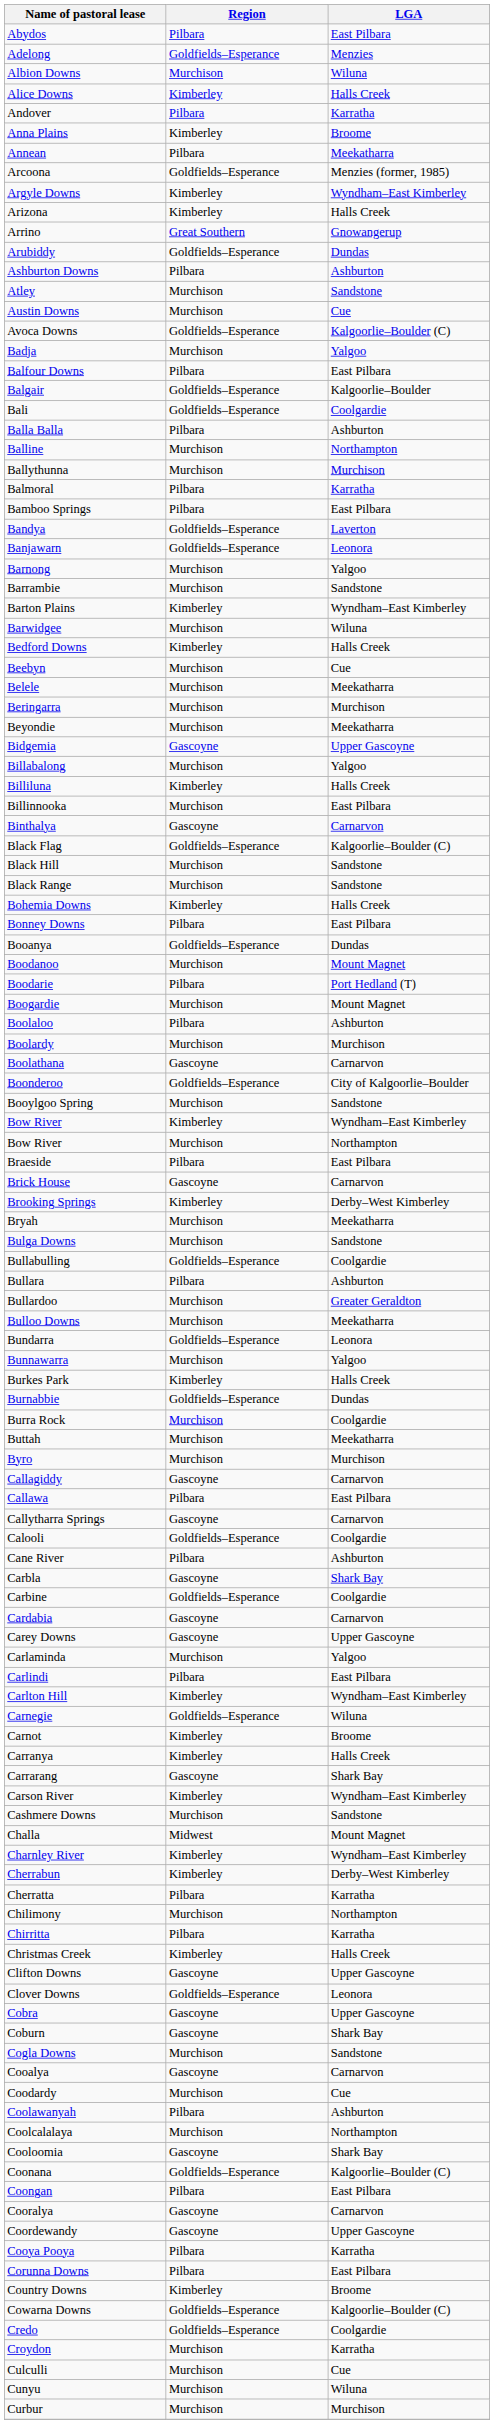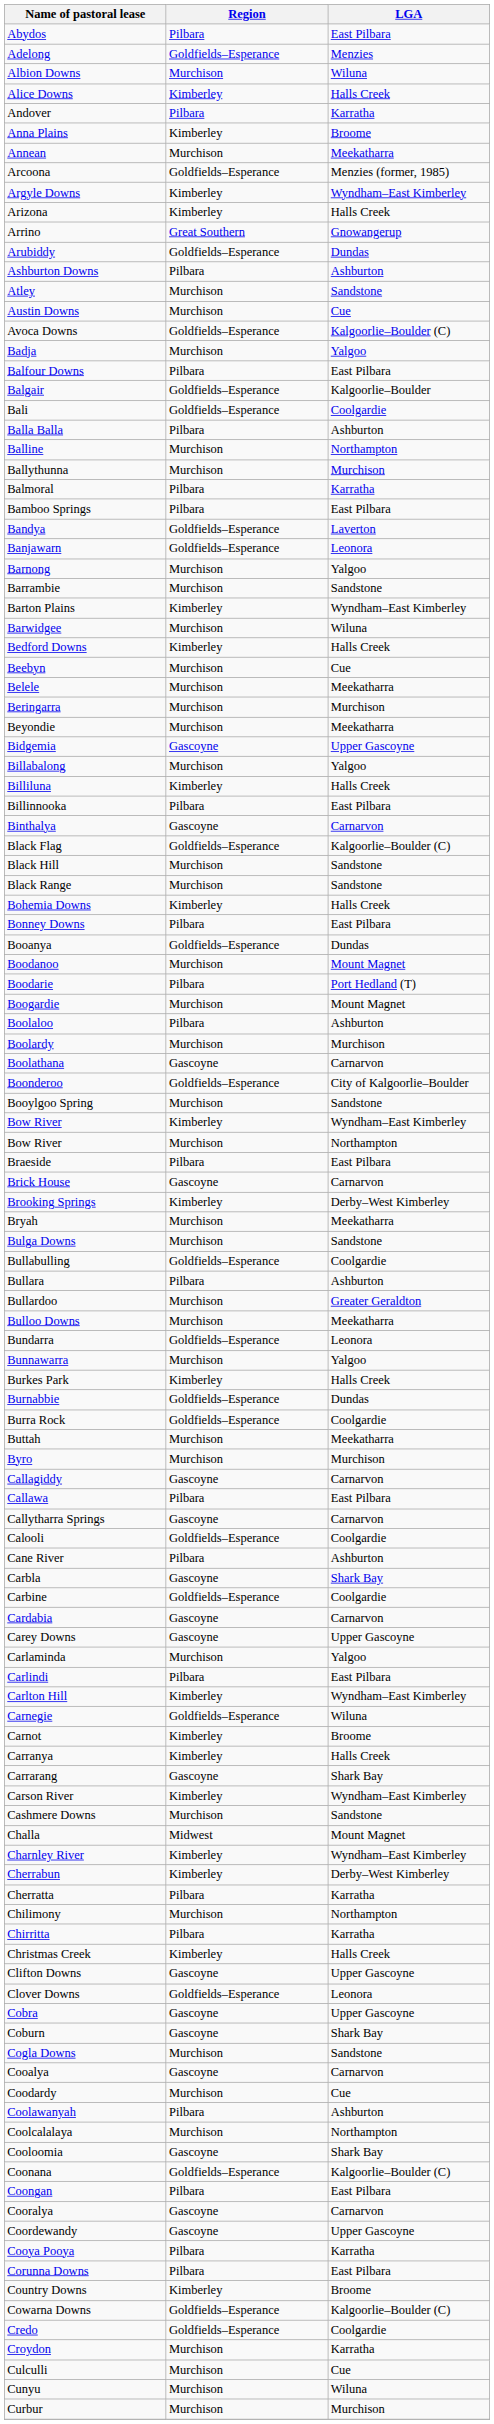(187, 152) Pilbara -> (196, 152) Murchison
(196, 806) Murchison -> (187, 806) Pilbara
(196, 1419) Murchison -> (224, 1419) Goldfields–Esperance
